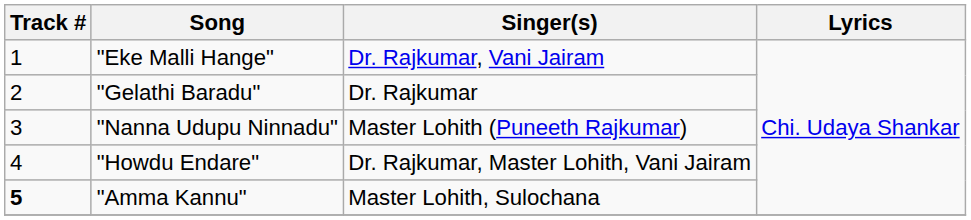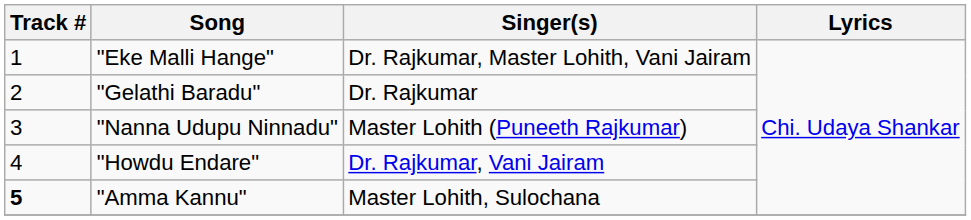(476, 58) Dr. Rajkumar, Vani Jairam -> (550, 58) Dr. Rajkumar, Master Lohith, Vani Jairam
(550, 163) Dr. Rajkumar, Master Lohith, Vani Jairam -> (476, 163) Dr. Rajkumar, Vani Jairam
